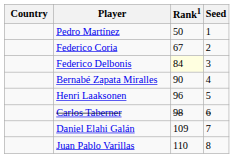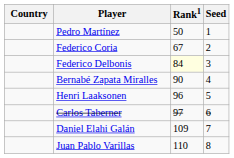(178, 112) 98 -> (178, 112) 97
